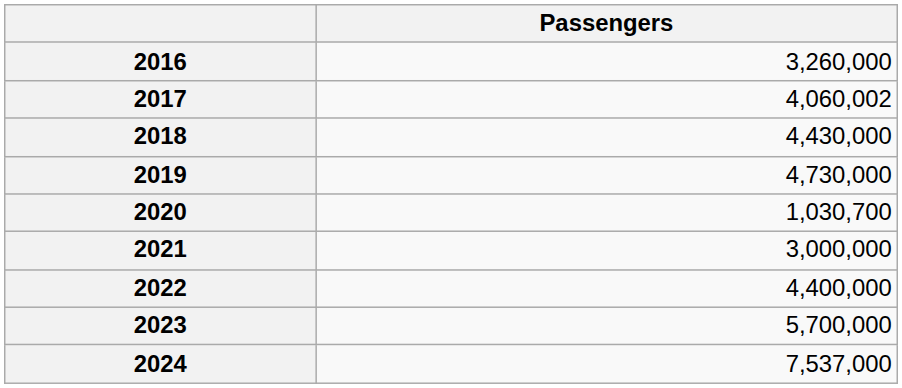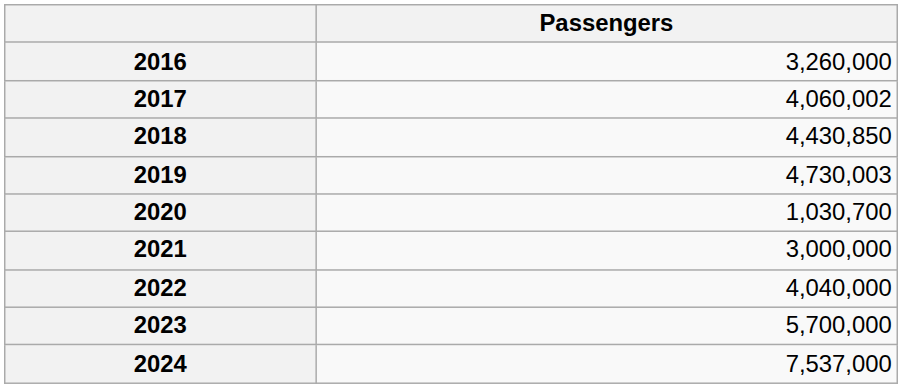(839, 136) 4,430,000 -> (839, 136) 4,430,850
(839, 174) 4,730,000 -> (839, 174) 4,730,003
(839, 288) 4,400,000 -> (839, 288) 4,040,000
